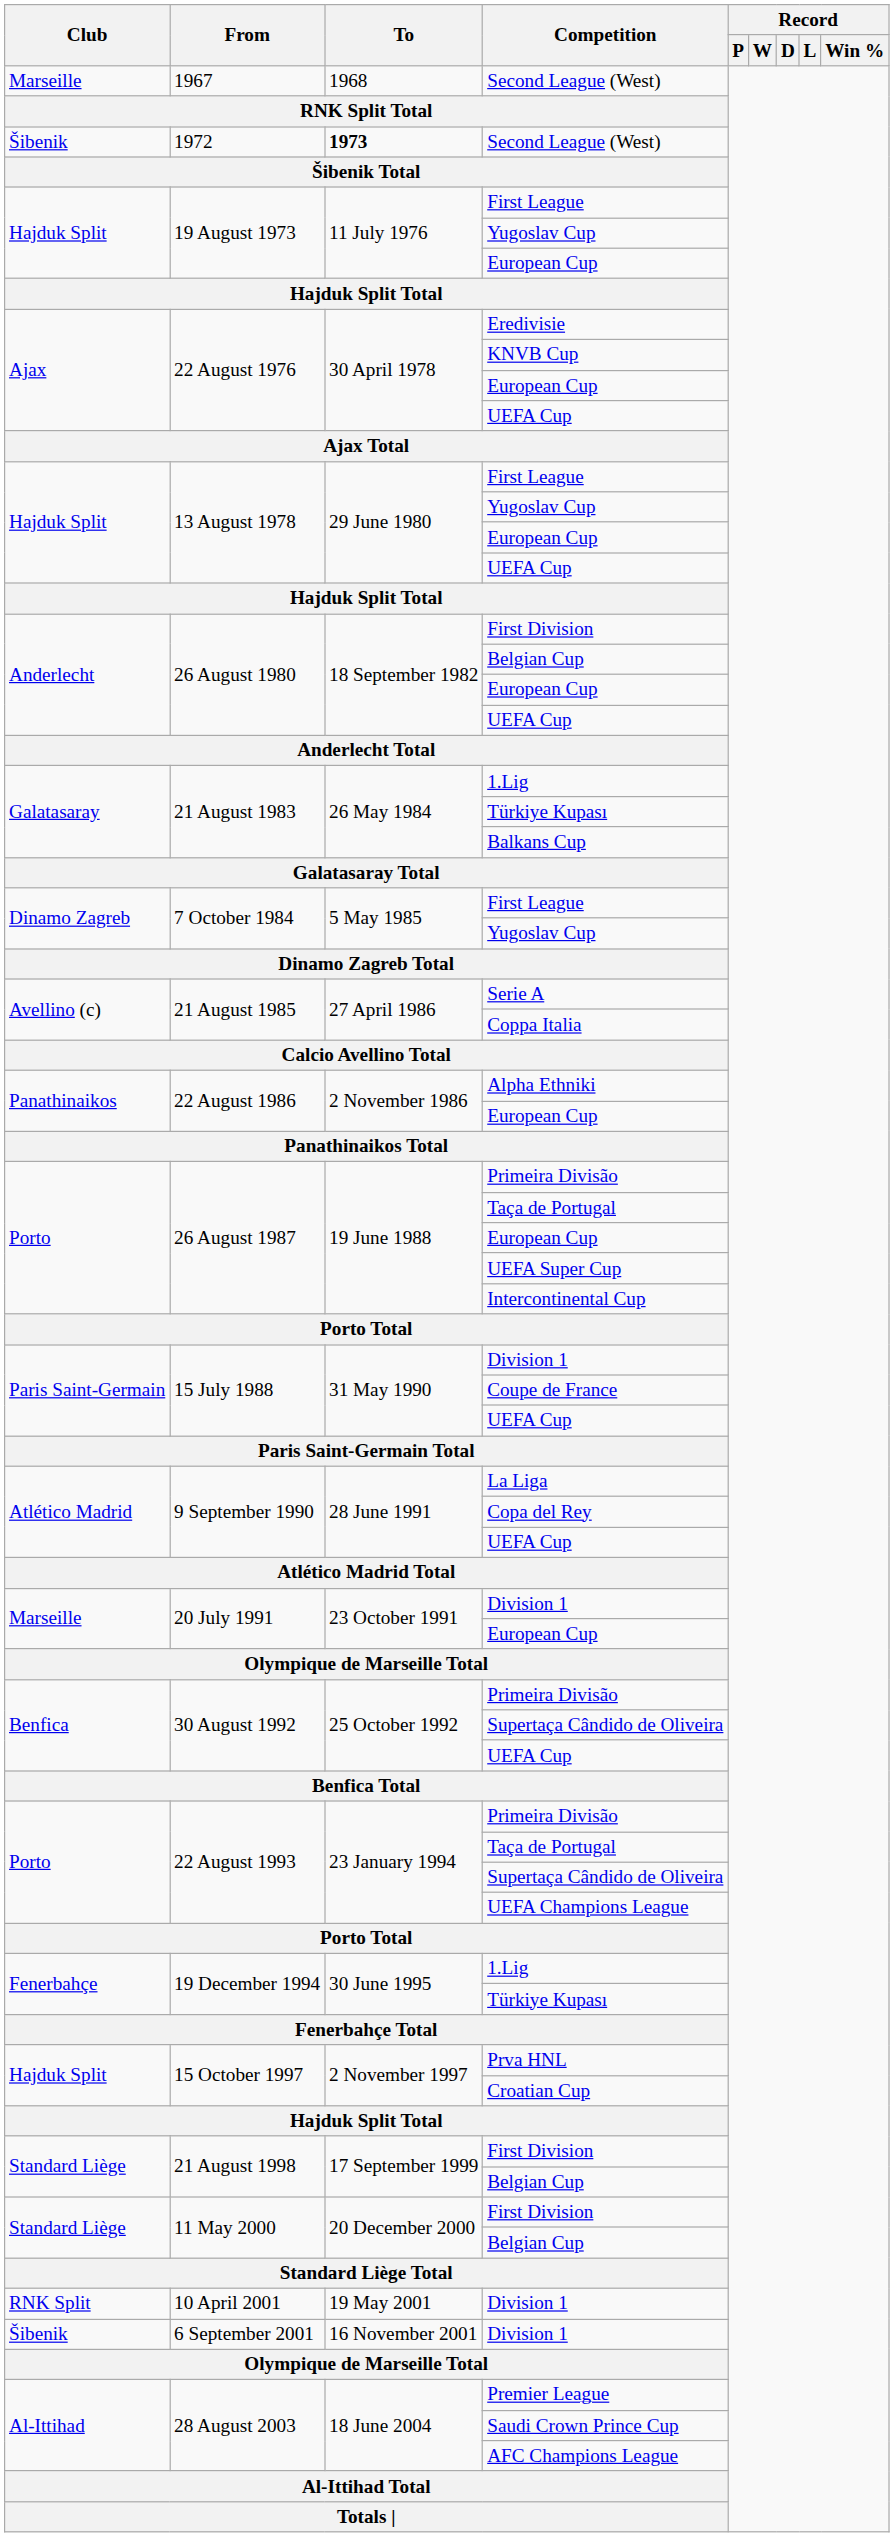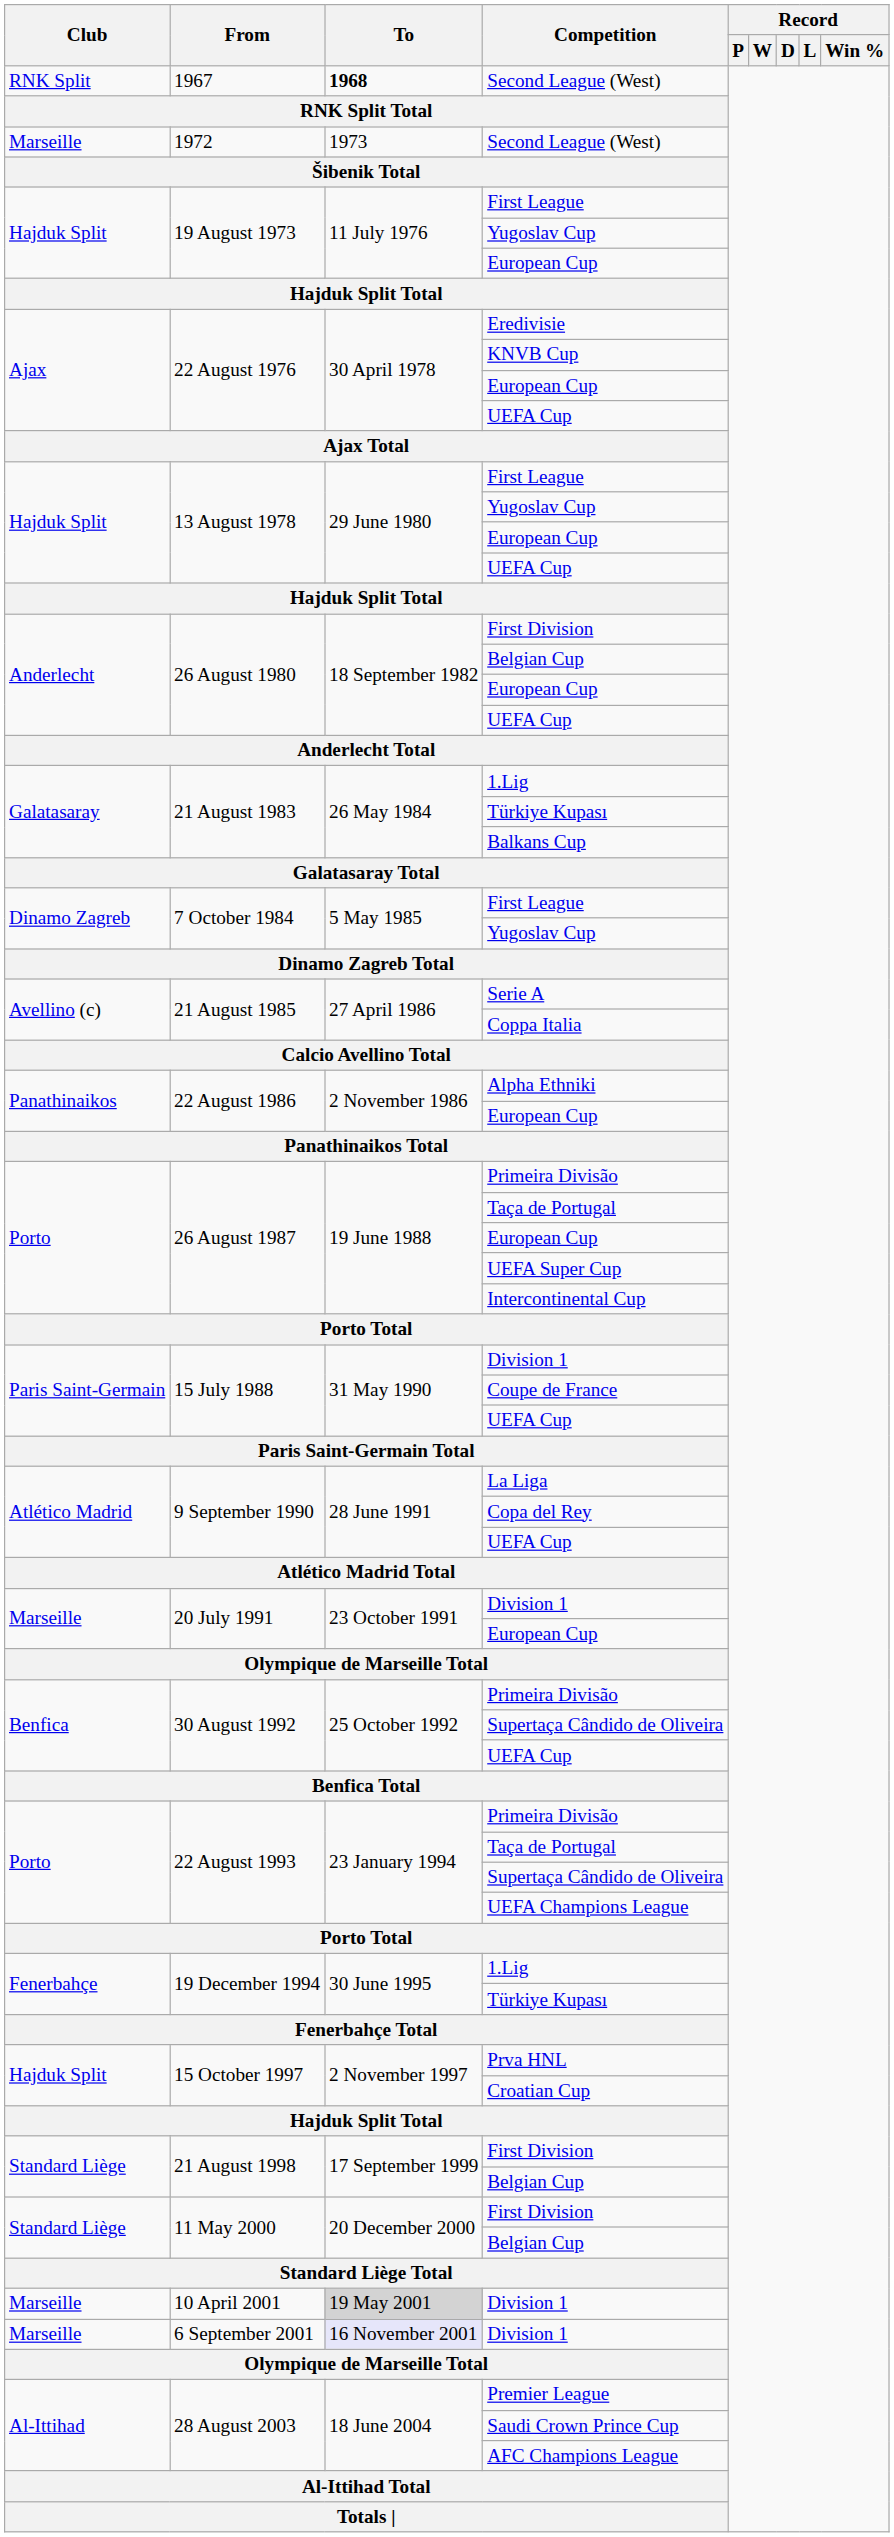(45, 80) Marseille -> (50, 80) RNK Split
(348, 80) normal -> (348, 80) bold
(38, 141) Šibenik -> (45, 141) Marseille
(348, 141) bold -> (348, 141) normal
(50, 2303) RNK Split -> (45, 2303) Marseille
(380, 2303) no background -> (380, 2303) lightgrey background
(38, 2333) Šibenik -> (45, 2333) Marseille
(403, 2333) no background -> (403, 2333) lavender background
